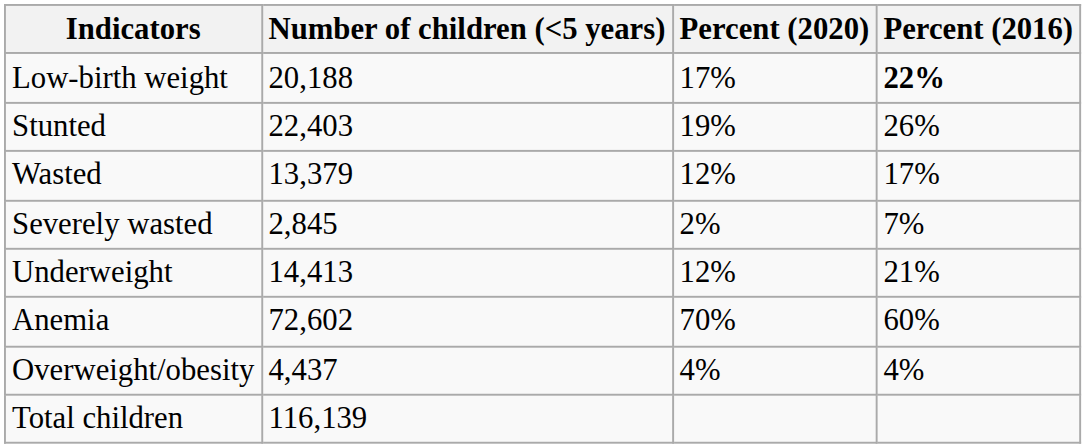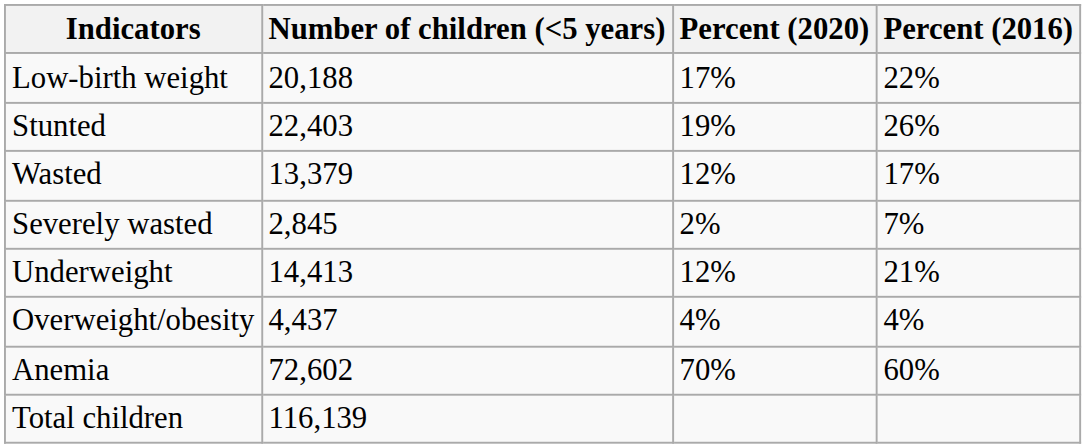(914, 77) bold -> (912, 77) normal
rows swapped: (133, 369) <-> (61, 321)
